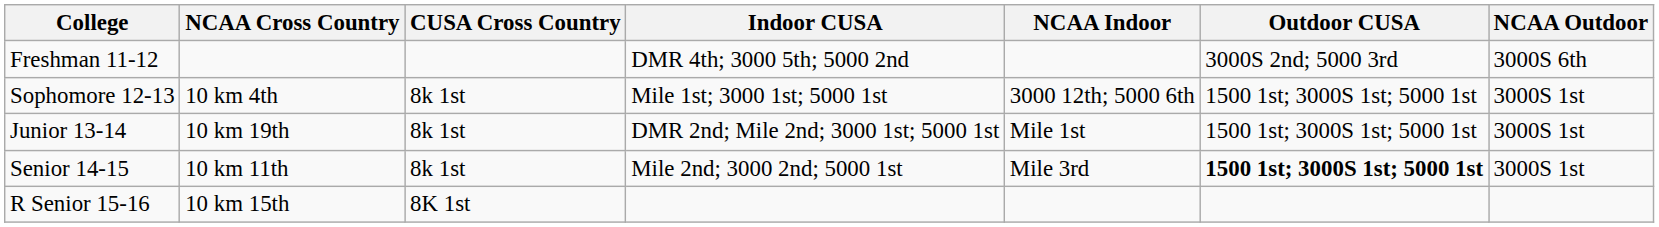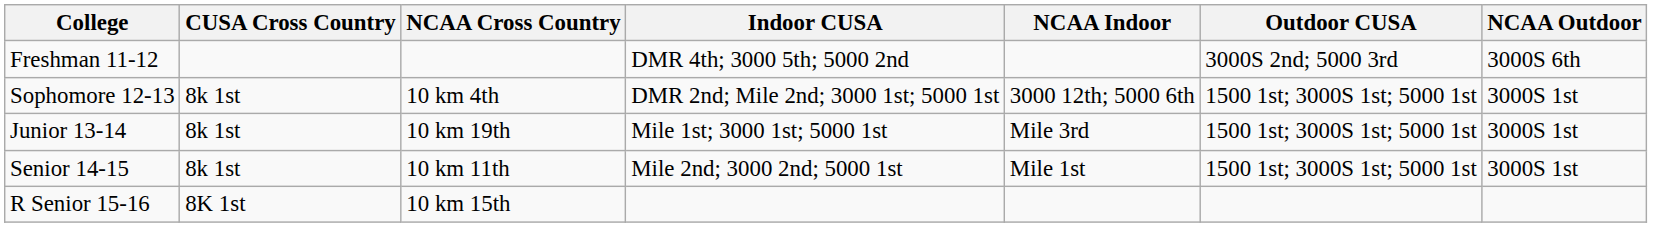columns swapped: (515, 22) <-> (292, 22)
(759, 95) Mile 1st; 3000 1st; 5000 1st -> (815, 95) DMR 2nd; Mile 2nd; 3000 1st; 5000 1st
(815, 131) DMR 2nd; Mile 2nd; 3000 1st; 5000 1st -> (759, 131) Mile 1st; 3000 1st; 5000 1st
(1048, 131) Mile 1st -> (1050, 131) Mile 3rd
(1050, 167) Mile 3rd -> (1048, 167) Mile 1st
(1344, 167) bold -> (1341, 167) normal
